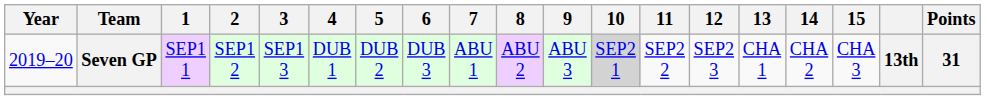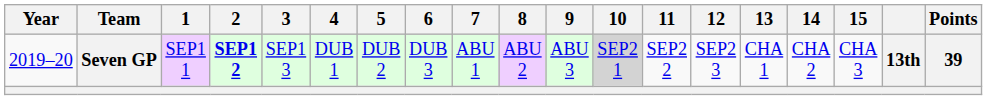(235, 59) normal -> (236, 59) bold
(951, 59) 31 -> (953, 59) 39
